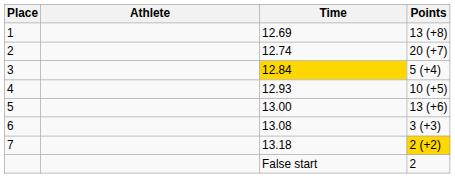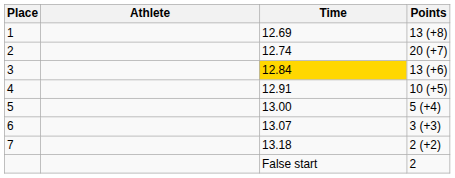(425, 70) 5 (+4) -> (429, 70) 13 (+6)
(277, 88) 12.93 -> (277, 88) 12.91
(429, 107) 13 (+6) -> (425, 107) 5 (+4)
(277, 126) 13.08 -> (277, 126) 13.07
(425, 145) gold background -> (425, 145) no background
